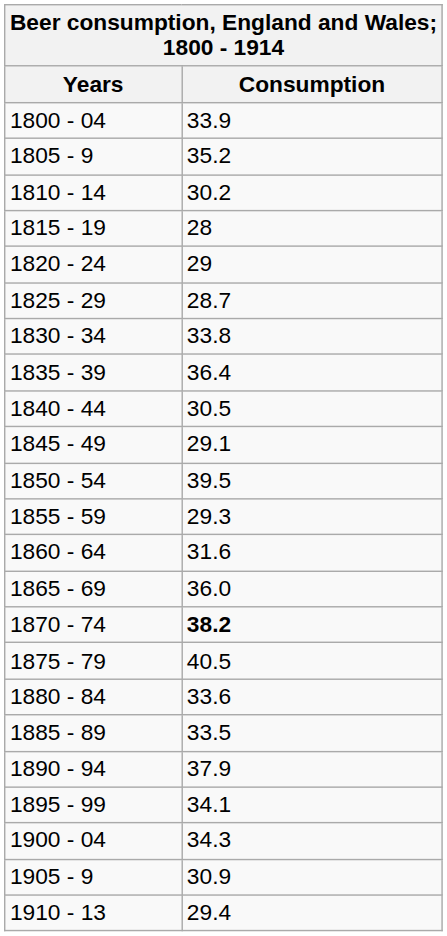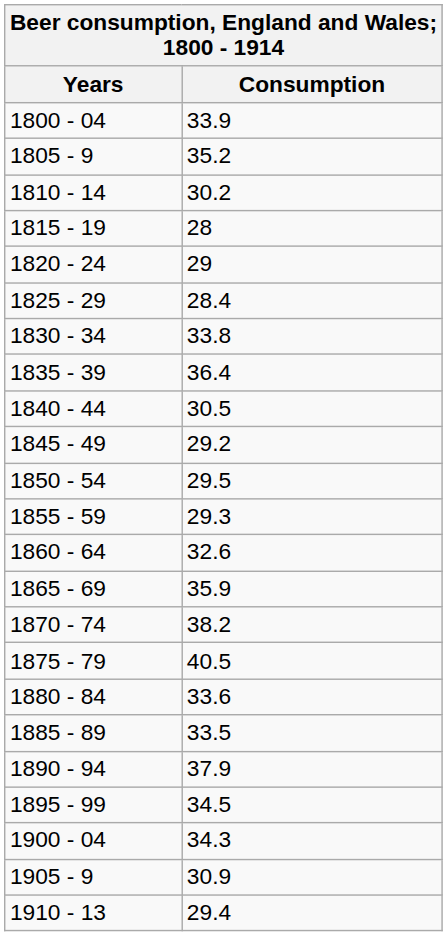(209, 300) 28.7 -> (209, 300) 28.4
(209, 444) 29.1 -> (209, 444) 29.2
(209, 480) 39.5 -> (209, 480) 29.5
(209, 552) 31.6 -> (209, 552) 32.6
(209, 588) 36.0 -> (209, 588) 35.9
(209, 624) bold -> (209, 624) normal
(209, 804) 34.1 -> (209, 804) 34.5
